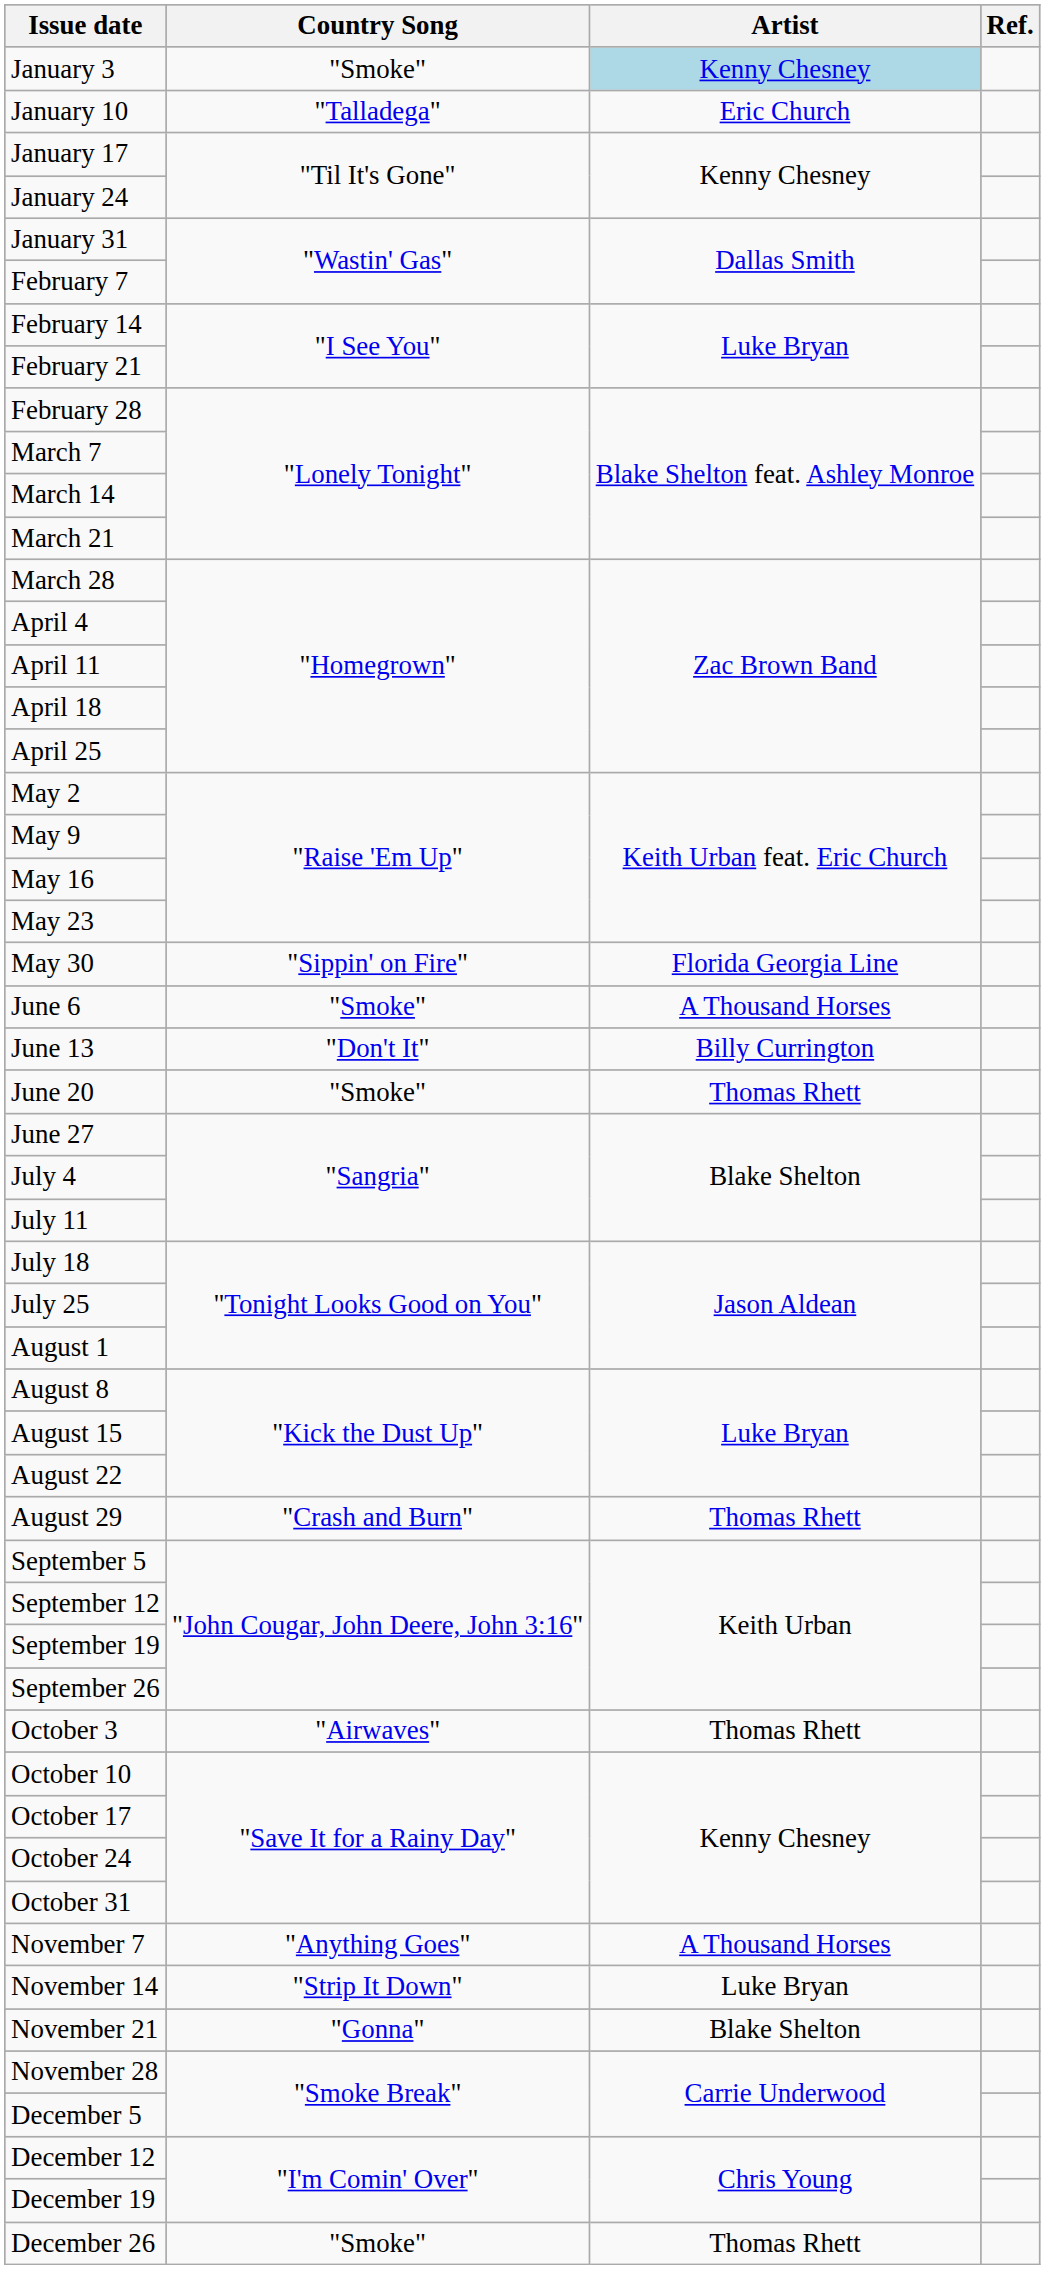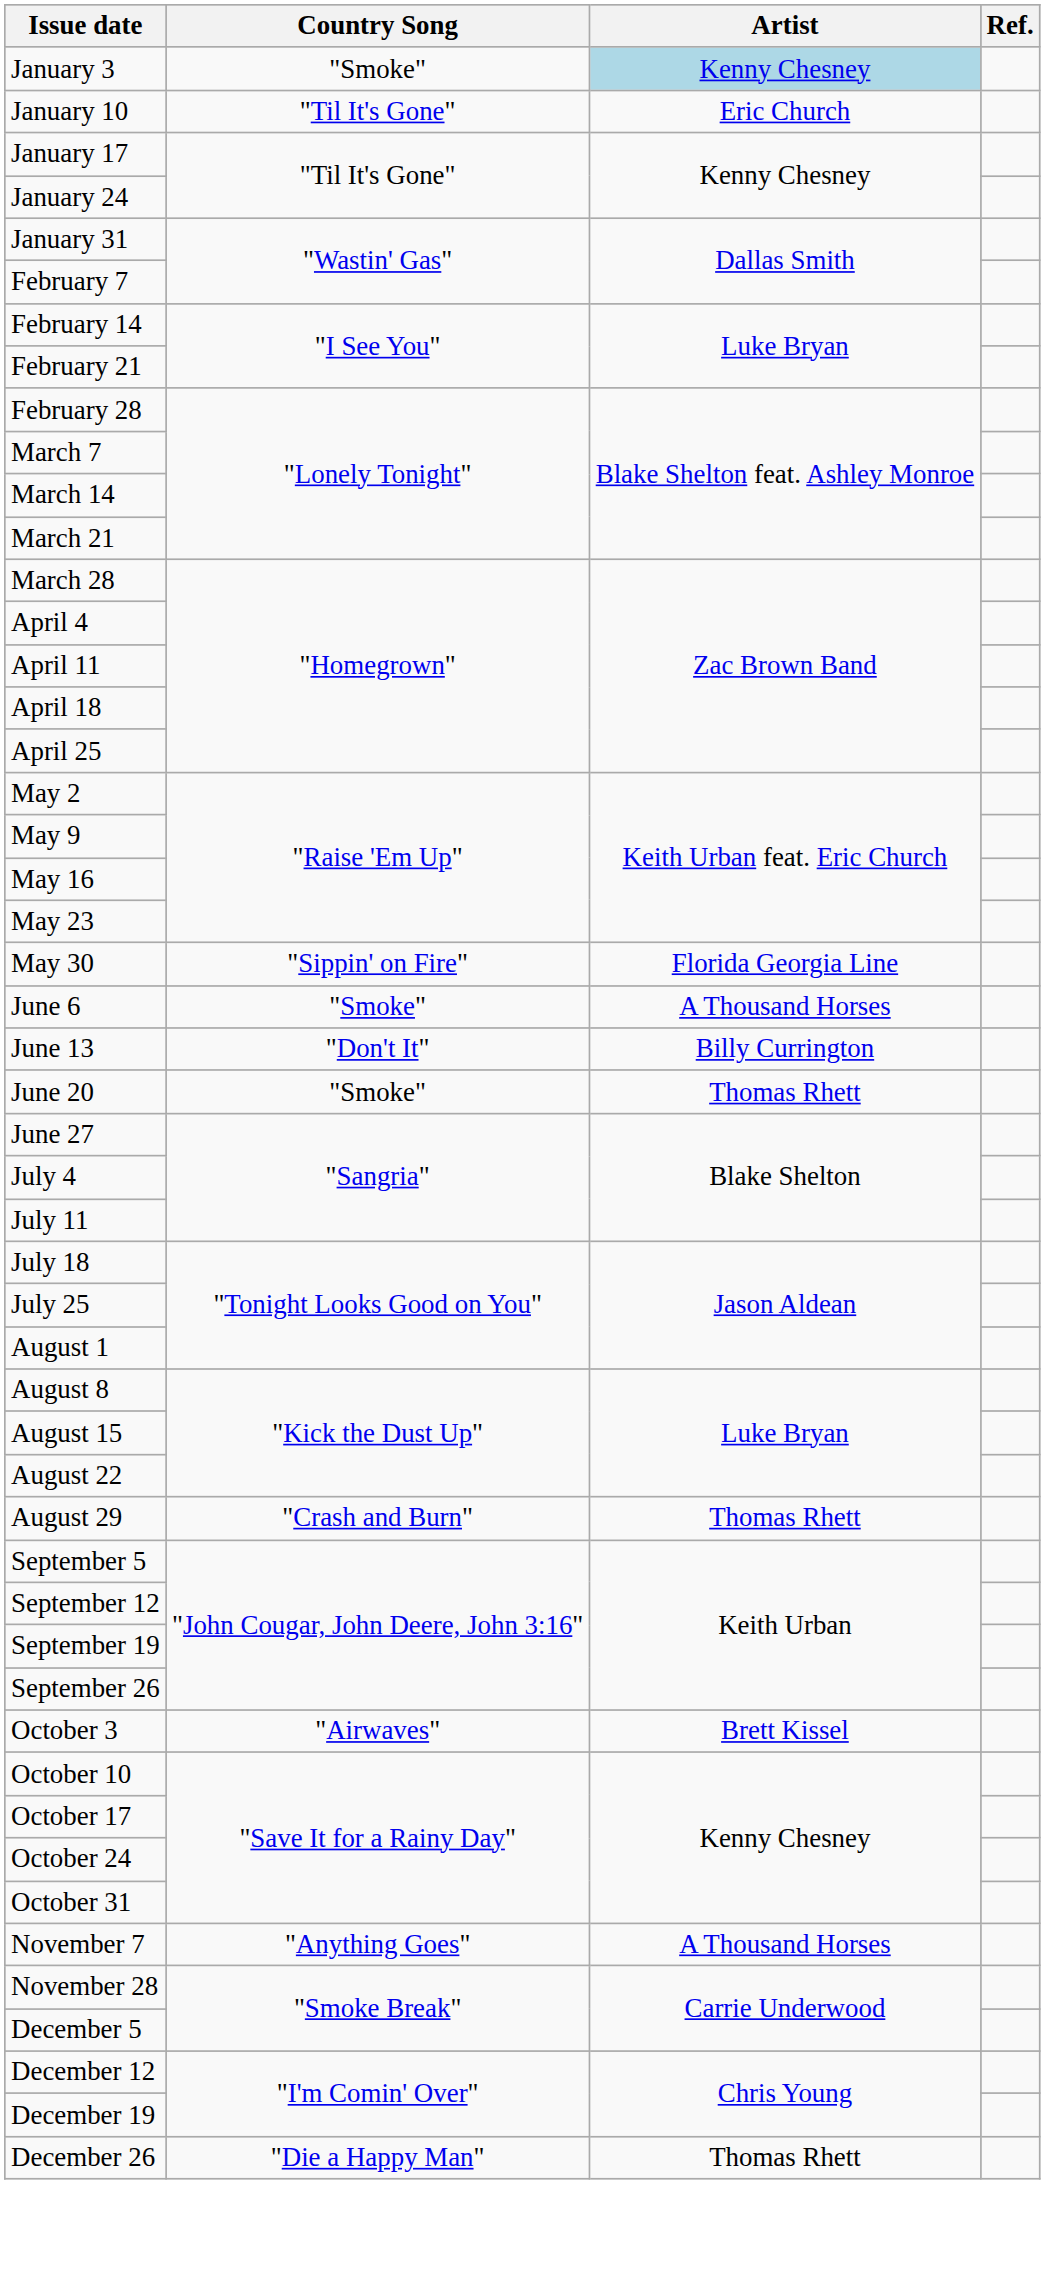(378, 111) "Talladega" -> (378, 111) "Til It's Gone"
(785, 1731) Thomas Rhett -> (785, 1731) Brett Kissel
- row: (85, 1986)
- row: (85, 2029)
(378, 2242) "Smoke" -> (378, 2157) "Die a Happy Man"
